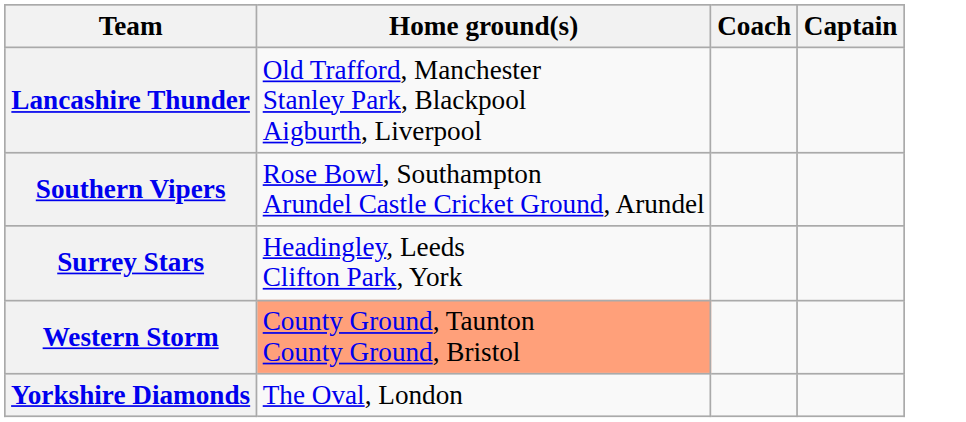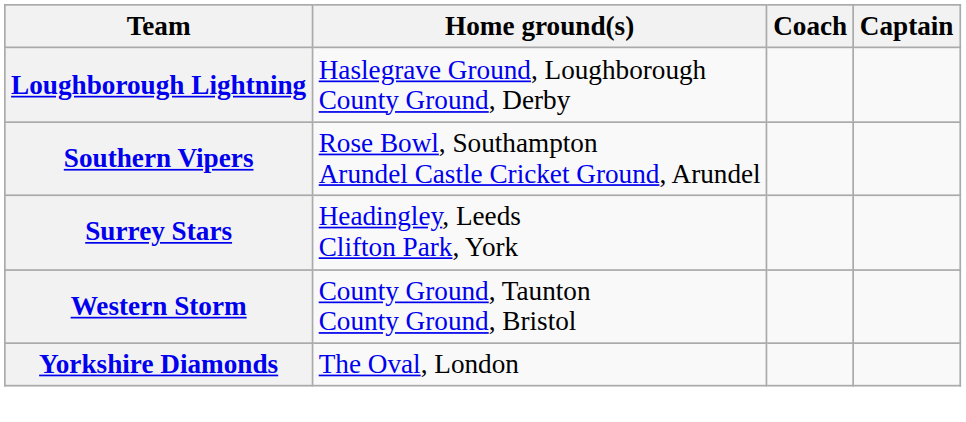- row: (131, 99)
+ row: (159, 84)
(399, 336) lightsalmon background -> (455, 305) no background
